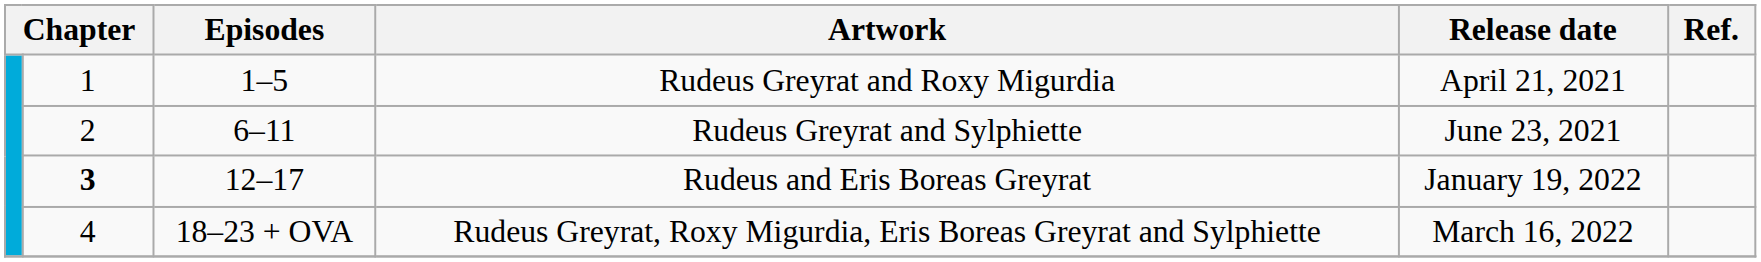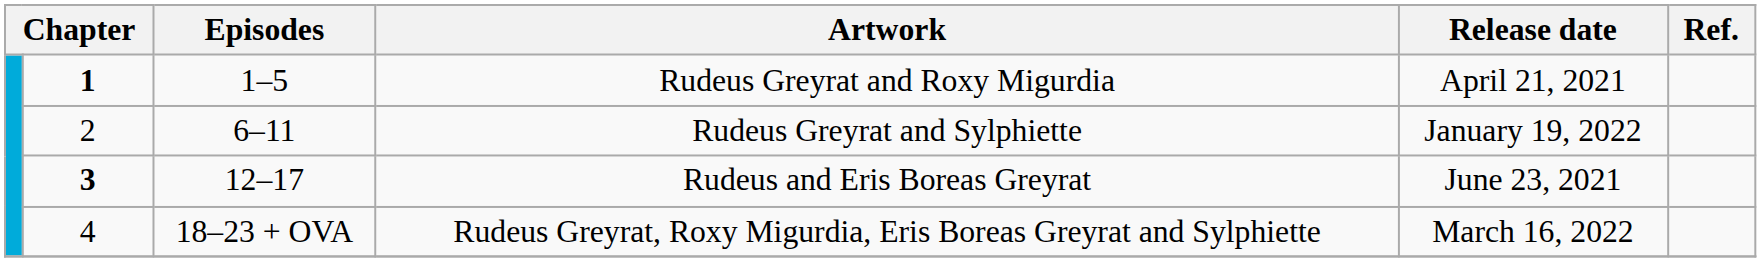(88, 79) normal -> (88, 79) bold
(1533, 130) June 23, 2021 -> (1533, 130) January 19, 2022
(1533, 180) January 19, 2022 -> (1533, 180) June 23, 2021
